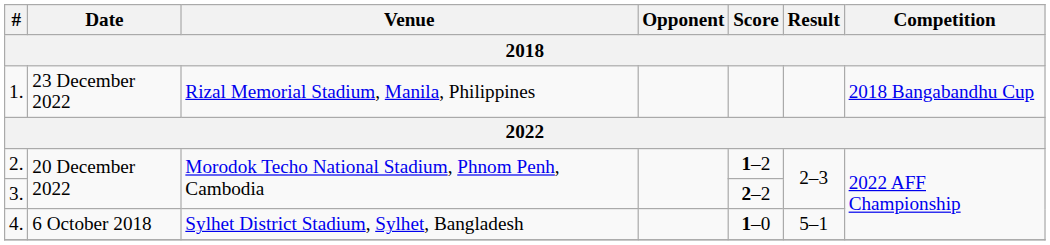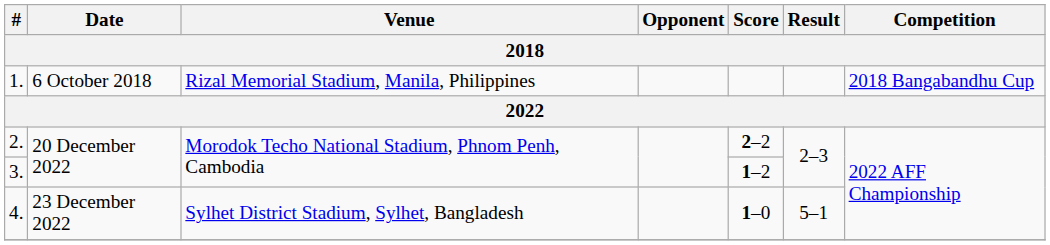(84, 91) 23 December 2022 -> (92, 80) 6 October 2018
(756, 163) 1–2 -> (756, 141) 2–2
(756, 193) 2–2 -> (756, 171) 1–2
(92, 224) 6 October 2018 -> (84, 213) 23 December 2022
